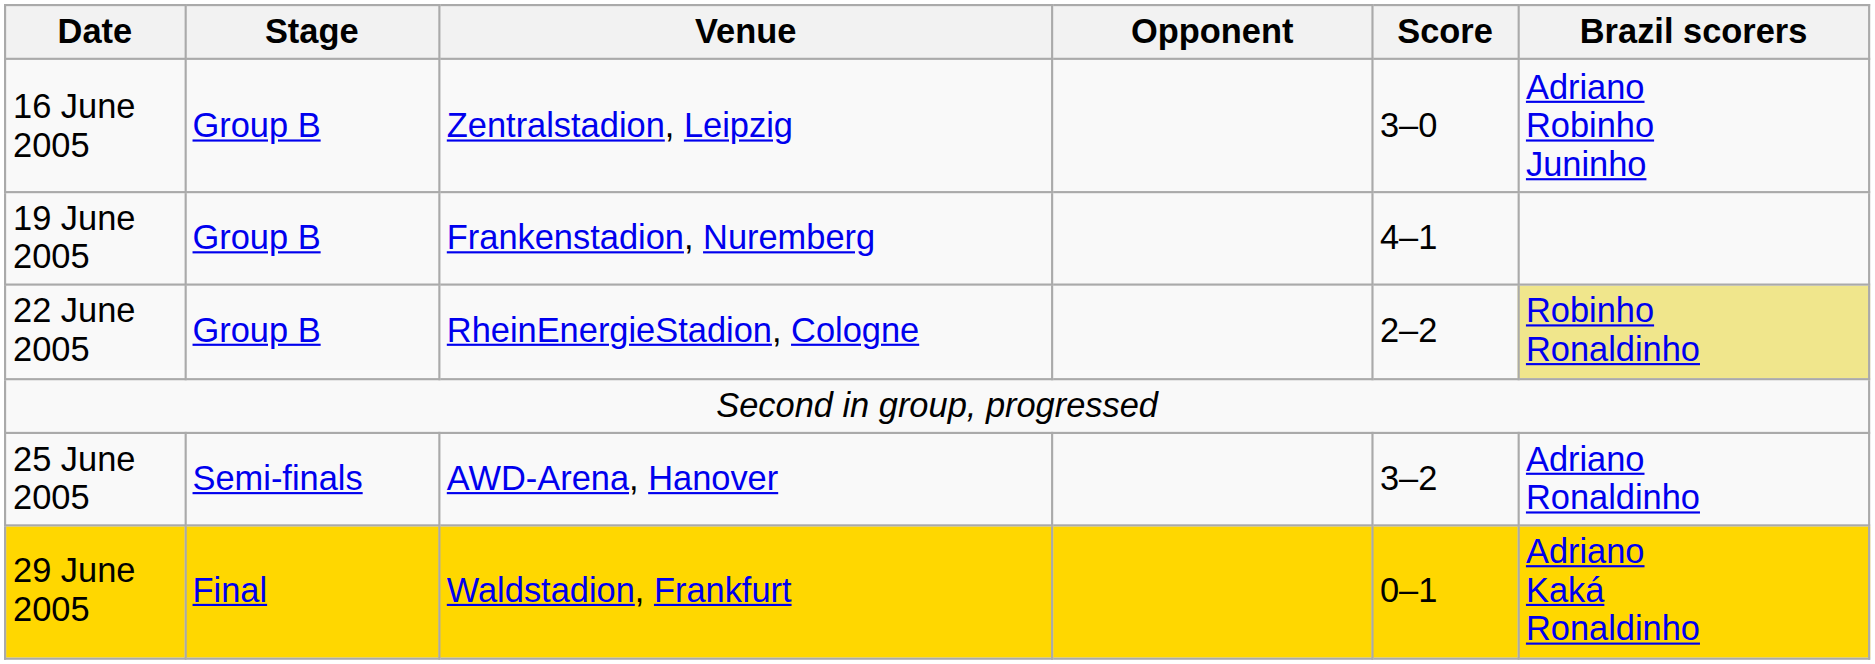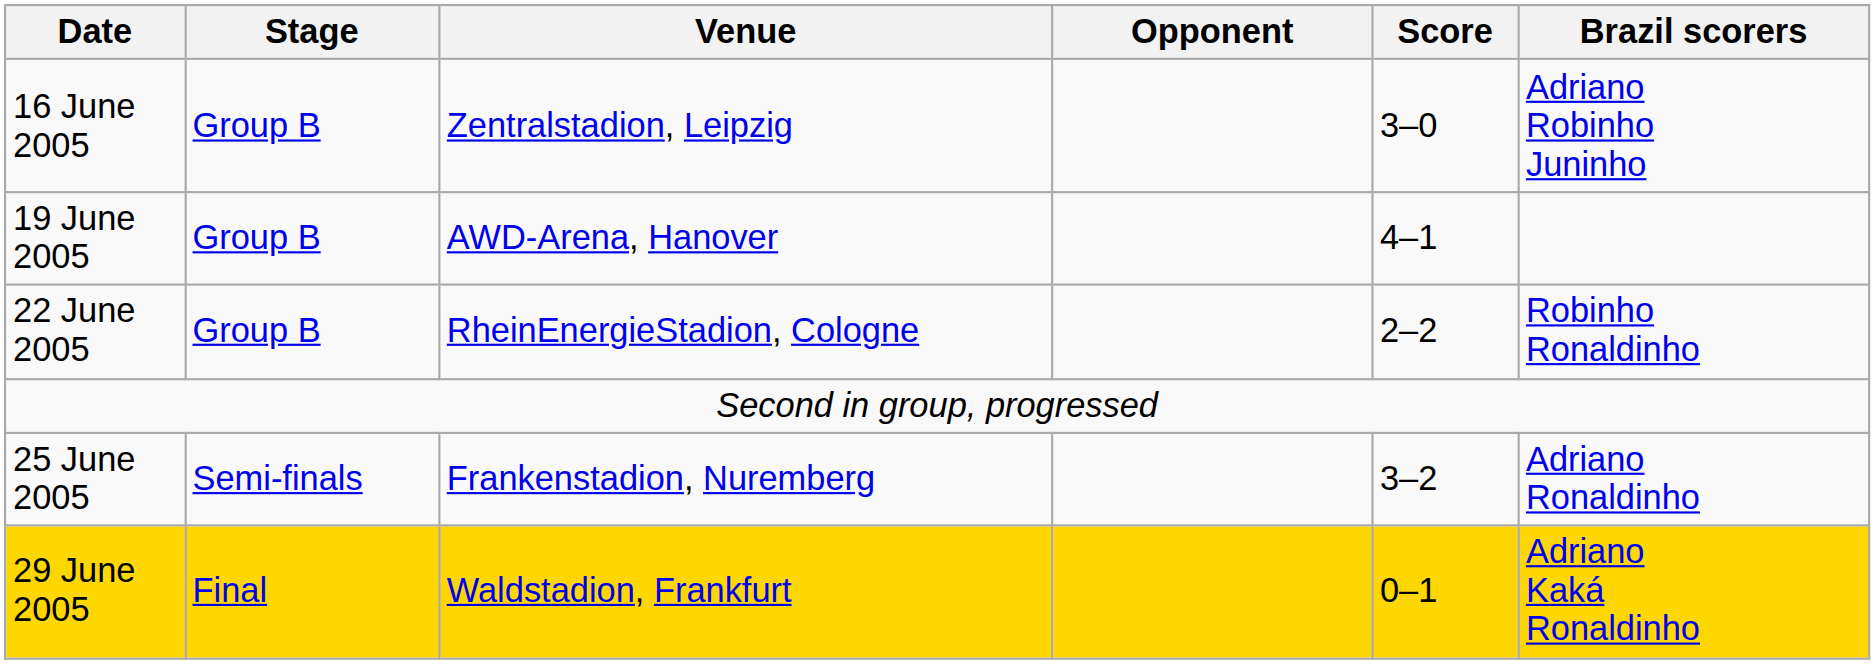(661, 237) Frankenstadion, Nuremberg -> (613, 237) AWD-Arena, Hanover
(1613, 330) khaki background -> (1613, 330) no background
(613, 478) AWD-Arena, Hanover -> (661, 478) Frankenstadion, Nuremberg
